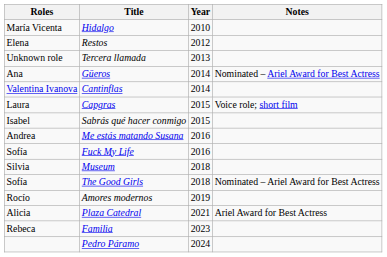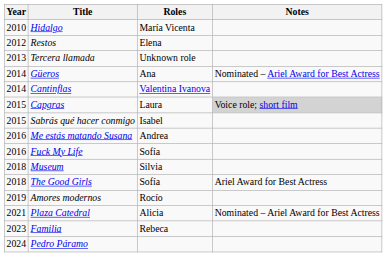columns swapped: (200, 12) <-> (42, 12)
(256, 105) no background -> (256, 105) lightgrey background
(297, 182) Nominated – Ariel Award for Best Actress -> (271, 182) Ariel Award for Best Actress
(271, 213) Ariel Award for Best Actress -> (297, 213) Nominated – Ariel Award for Best Actress
